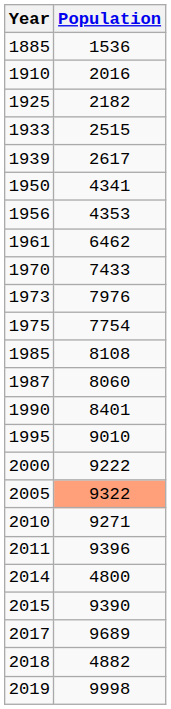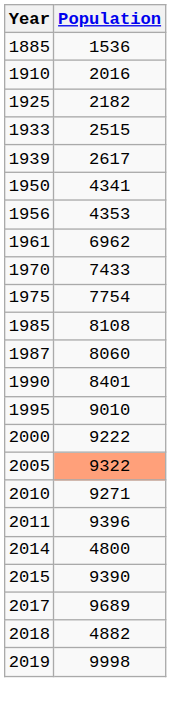(110, 242) 6462 -> (110, 242) 6962
- row: (29, 298)
